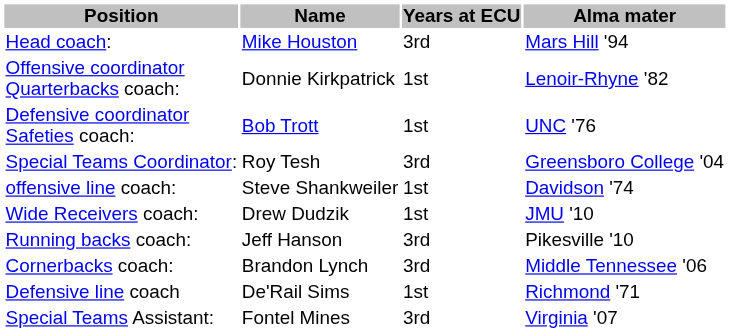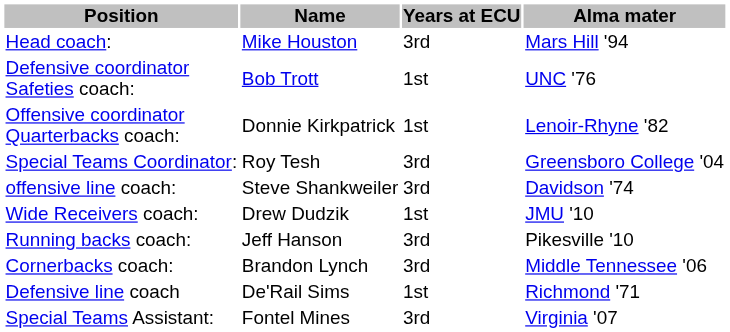rows swapped: (97, 125) <-> (95, 78)
(416, 188) 1st -> (417, 188) 3rd
